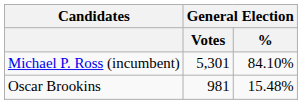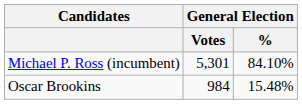(219, 87) 981 -> (219, 87) 984
